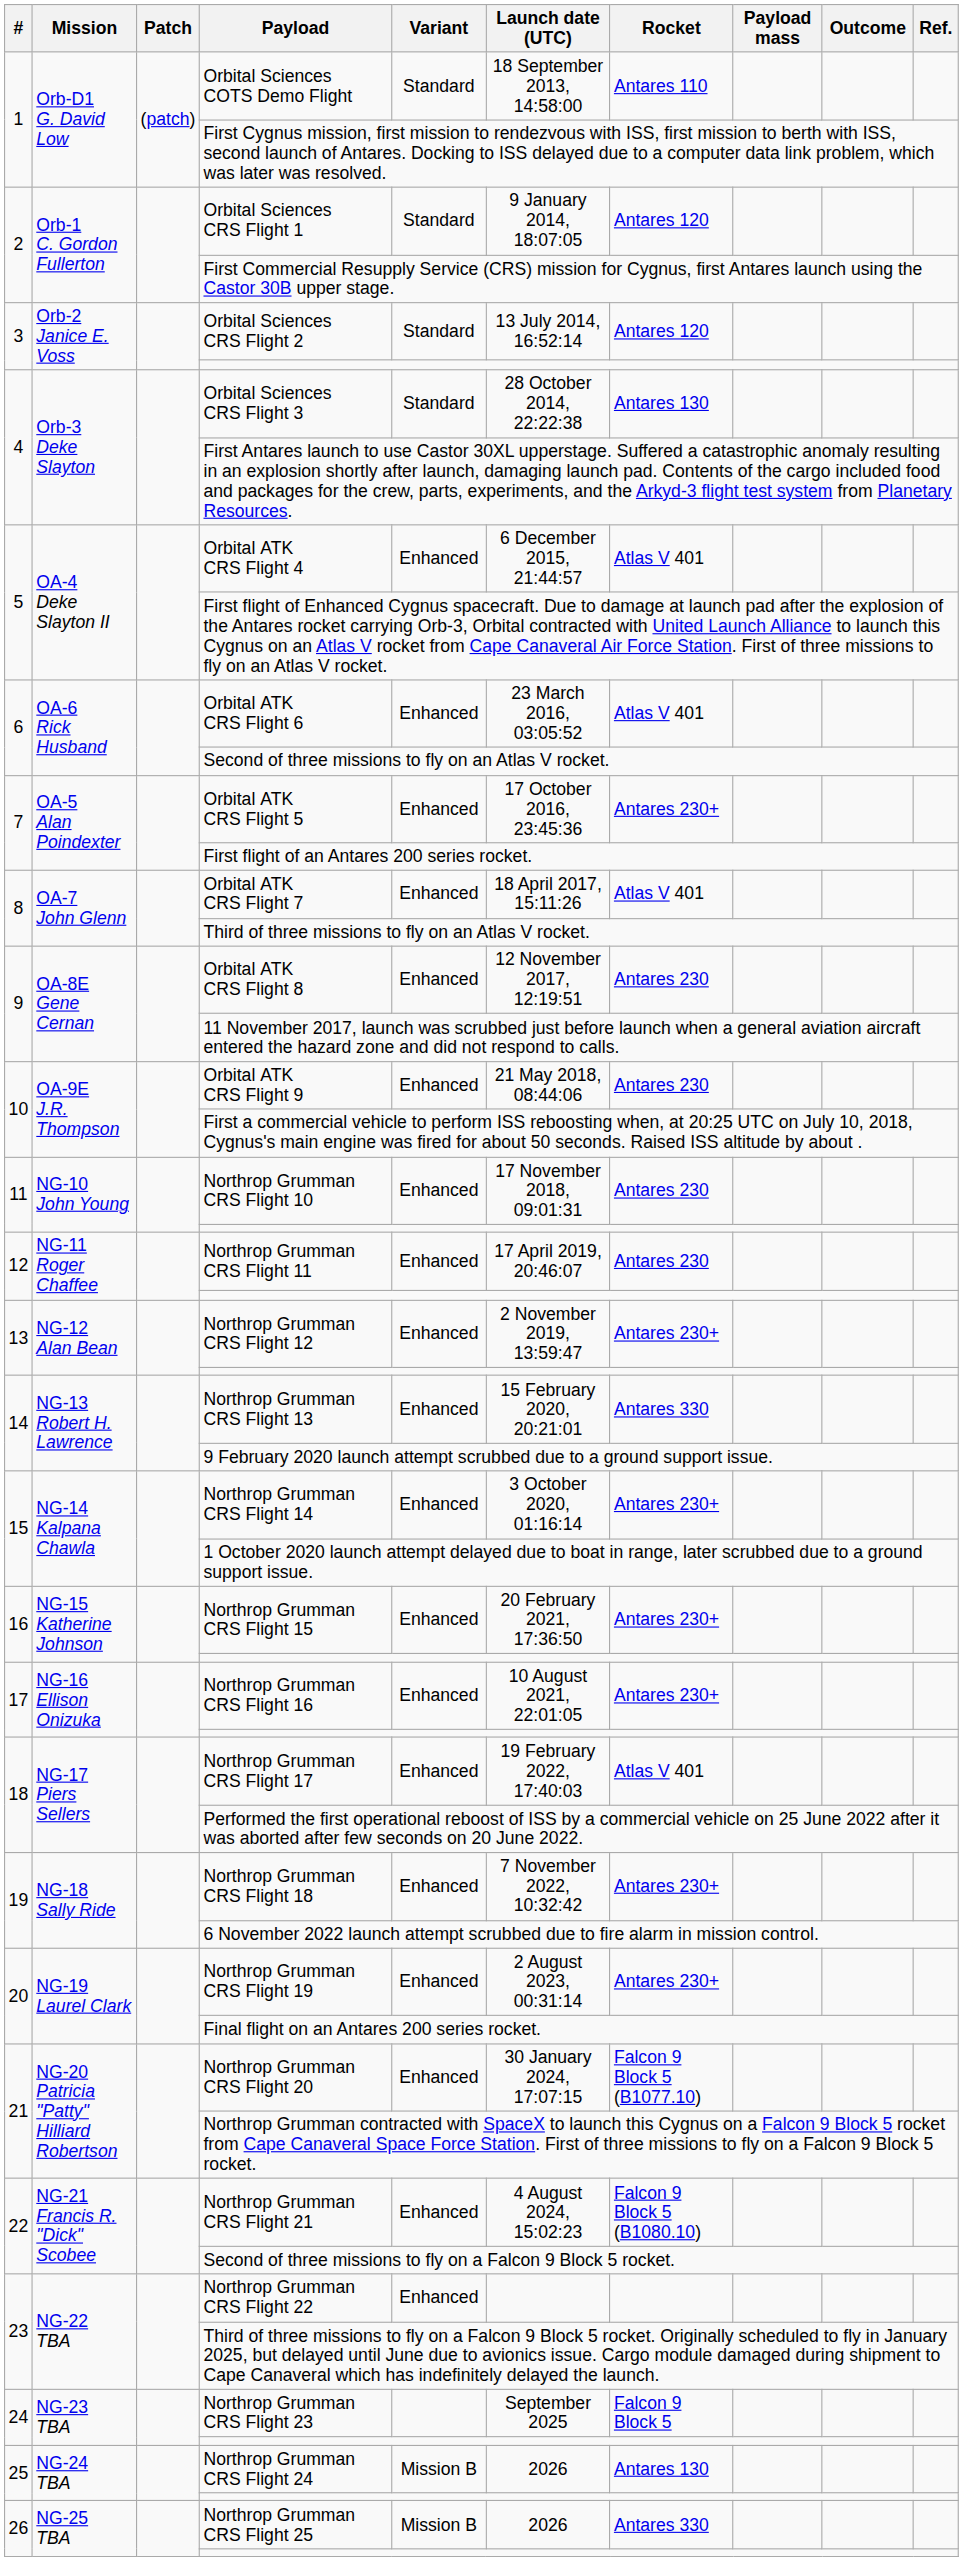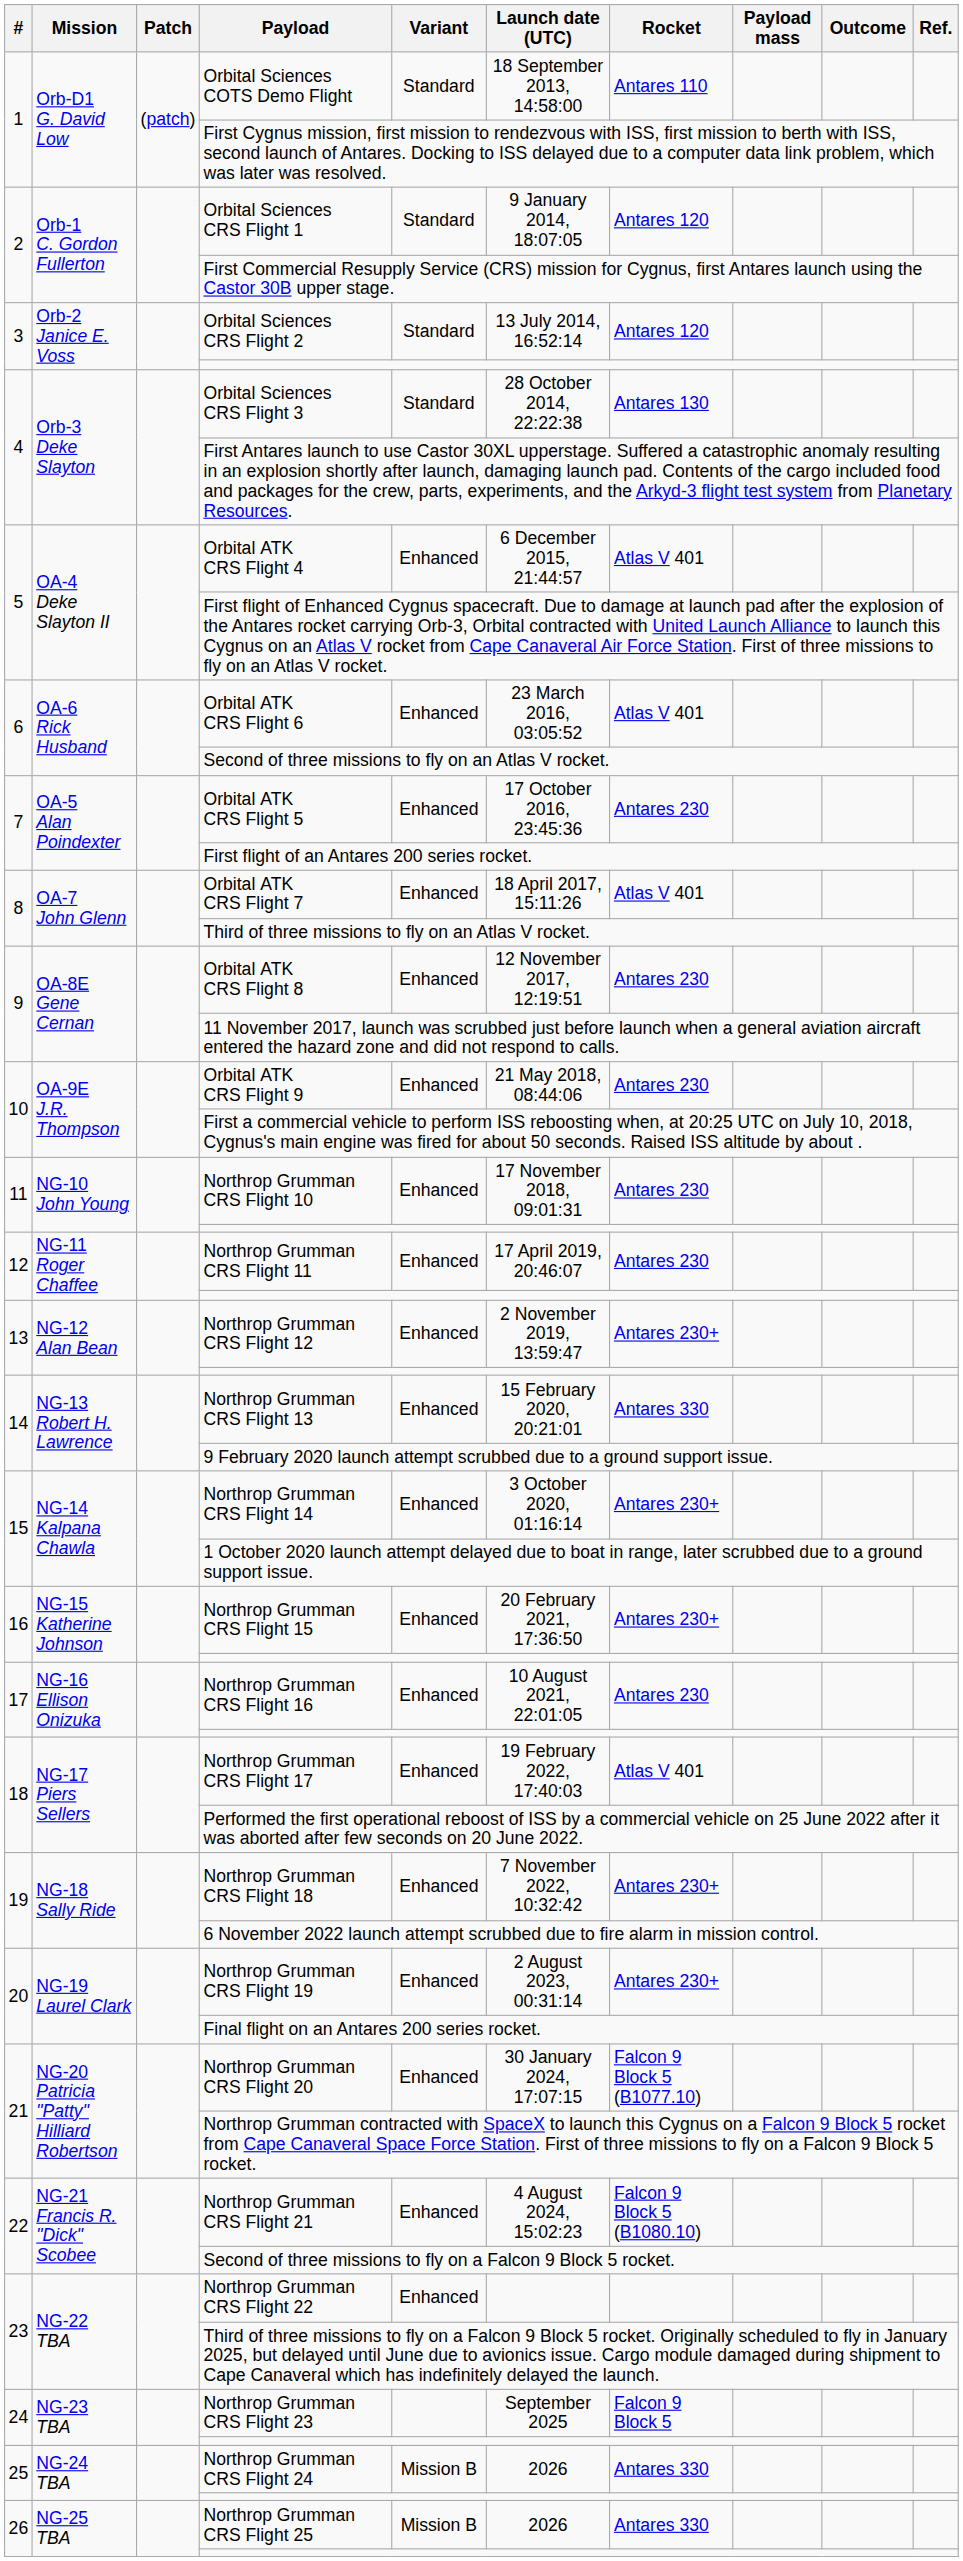(667, 808) Antares 230+ -> (661, 808) Antares 230
(667, 1695) Antares 230+ -> (661, 1695) Antares 230
(661, 2468) Antares 130 -> (661, 2468) Antares 330
